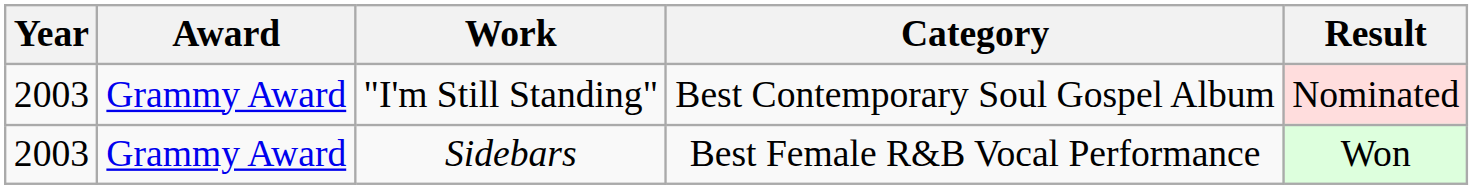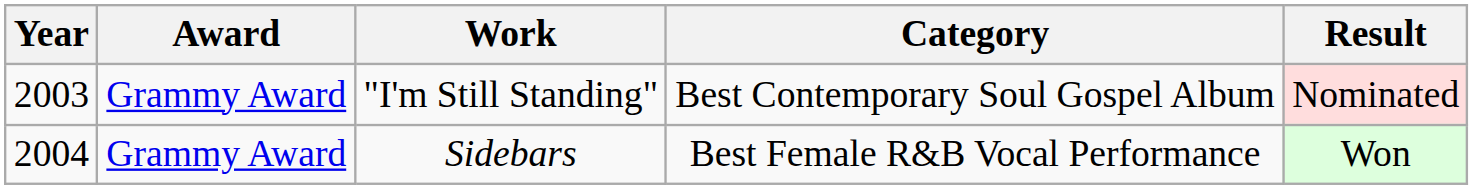(51, 153) 2003 -> (51, 153) 2004
